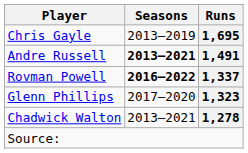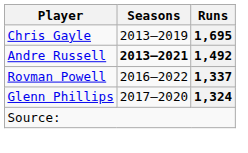(221, 56) 1,491 -> (213, 56) 1,492
(162, 76) bold -> (154, 76) normal
(221, 97) 1,323 -> (213, 97) 1,324
- row: (64, 118)
